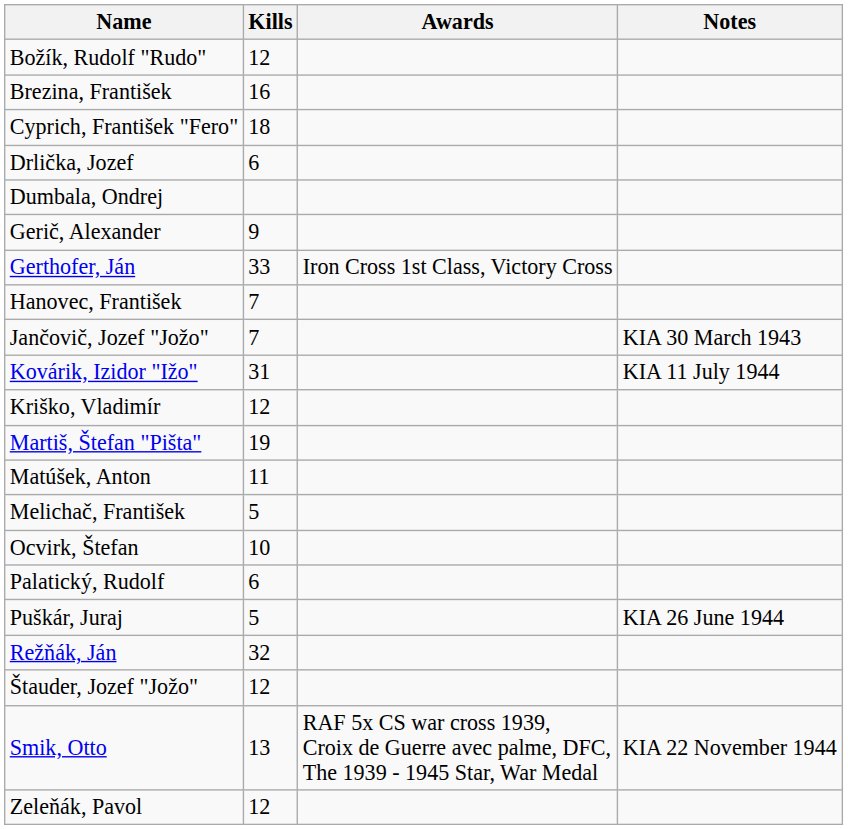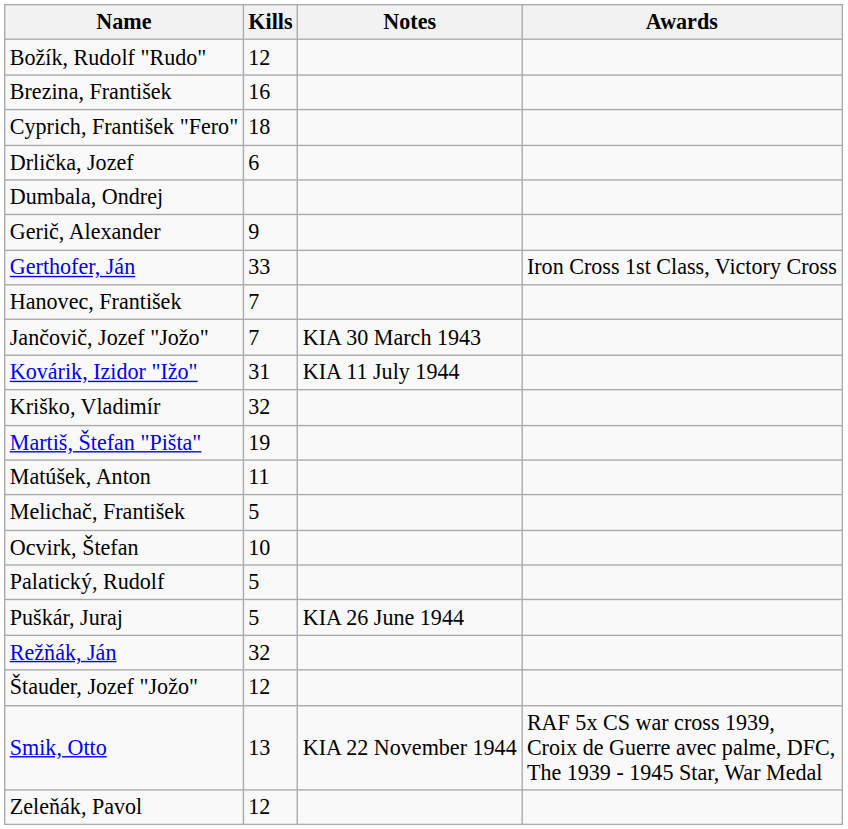columns swapped: (458, 22) <-> (730, 22)
(259, 407) 12 -> (259, 407) 32
(254, 582) 6 -> (254, 582) 5
